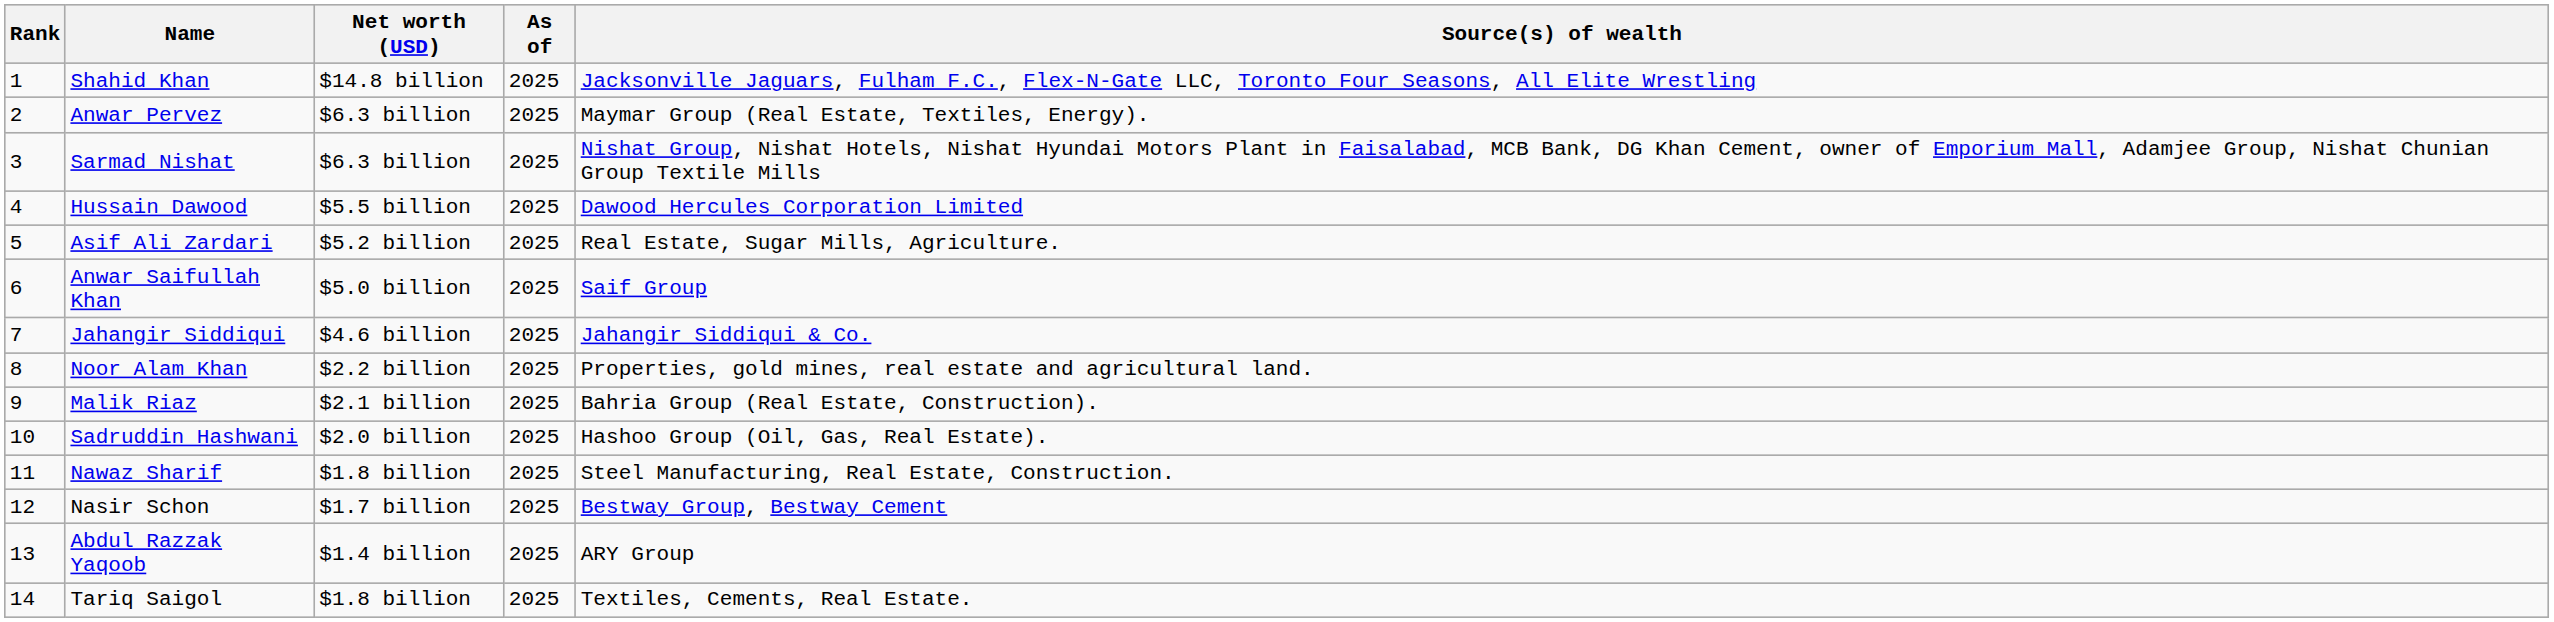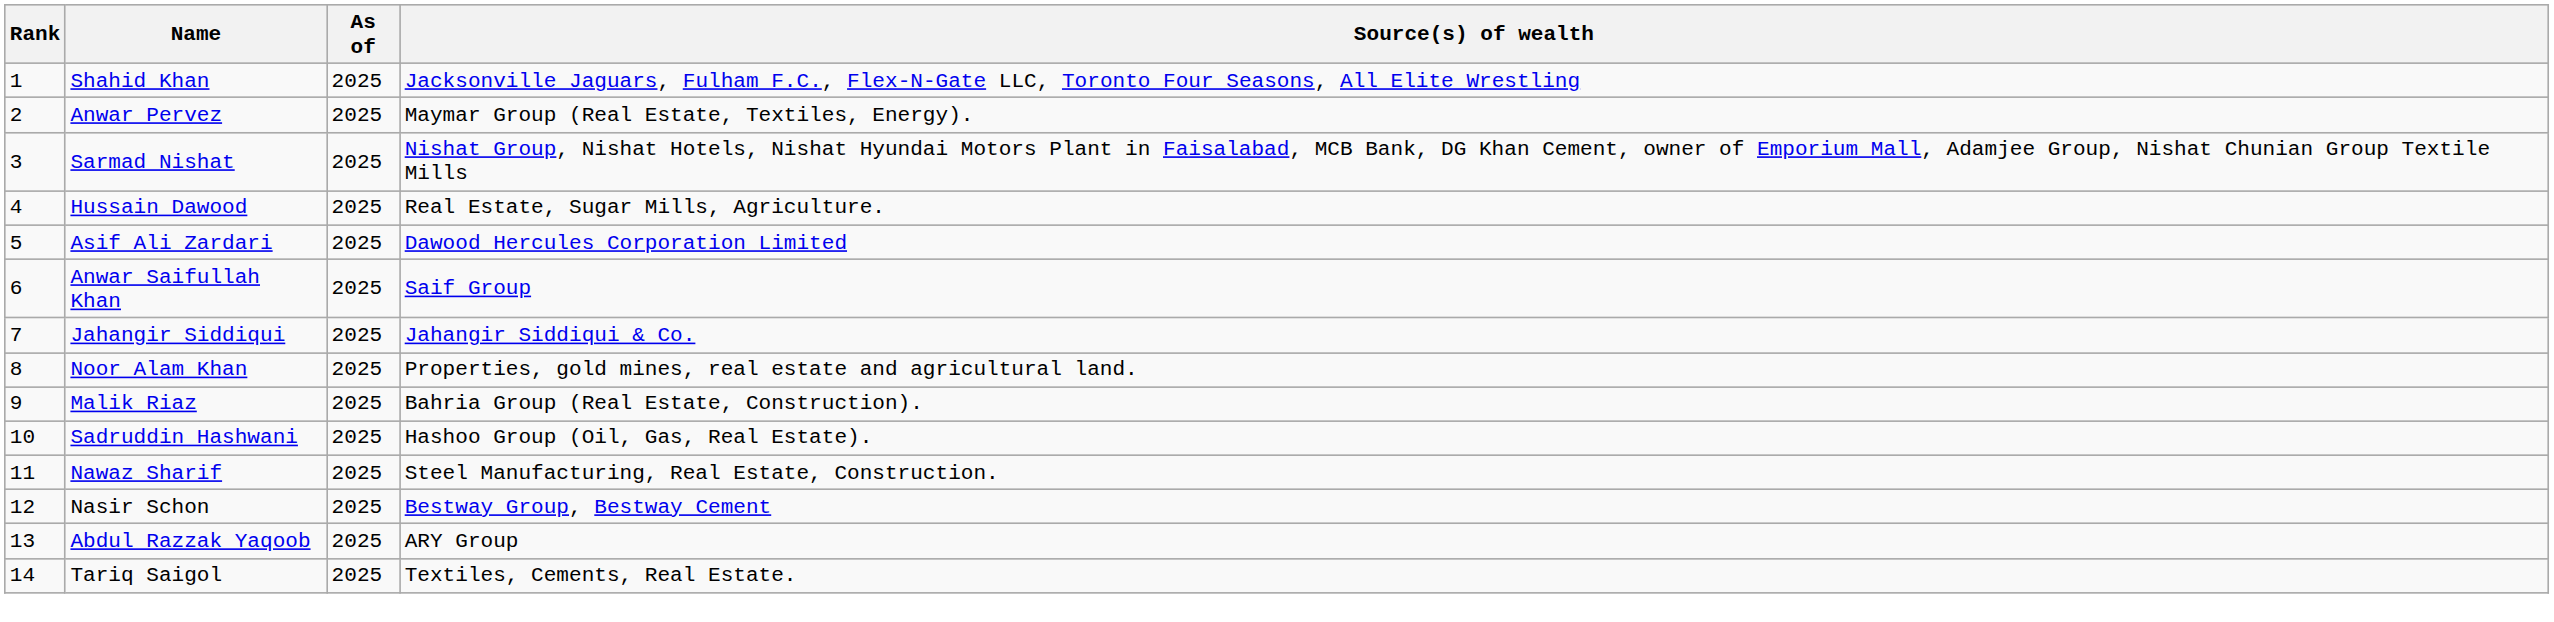- column: (409, 34)
(802, 208) Dawood Hercules Corporation Limited -> (645, 208) Real Estate, Sugar Mills, Agriculture.
(821, 242) Real Estate, Sugar Mills, Agriculture. -> (626, 242) Dawood Hercules Corporation Limited
